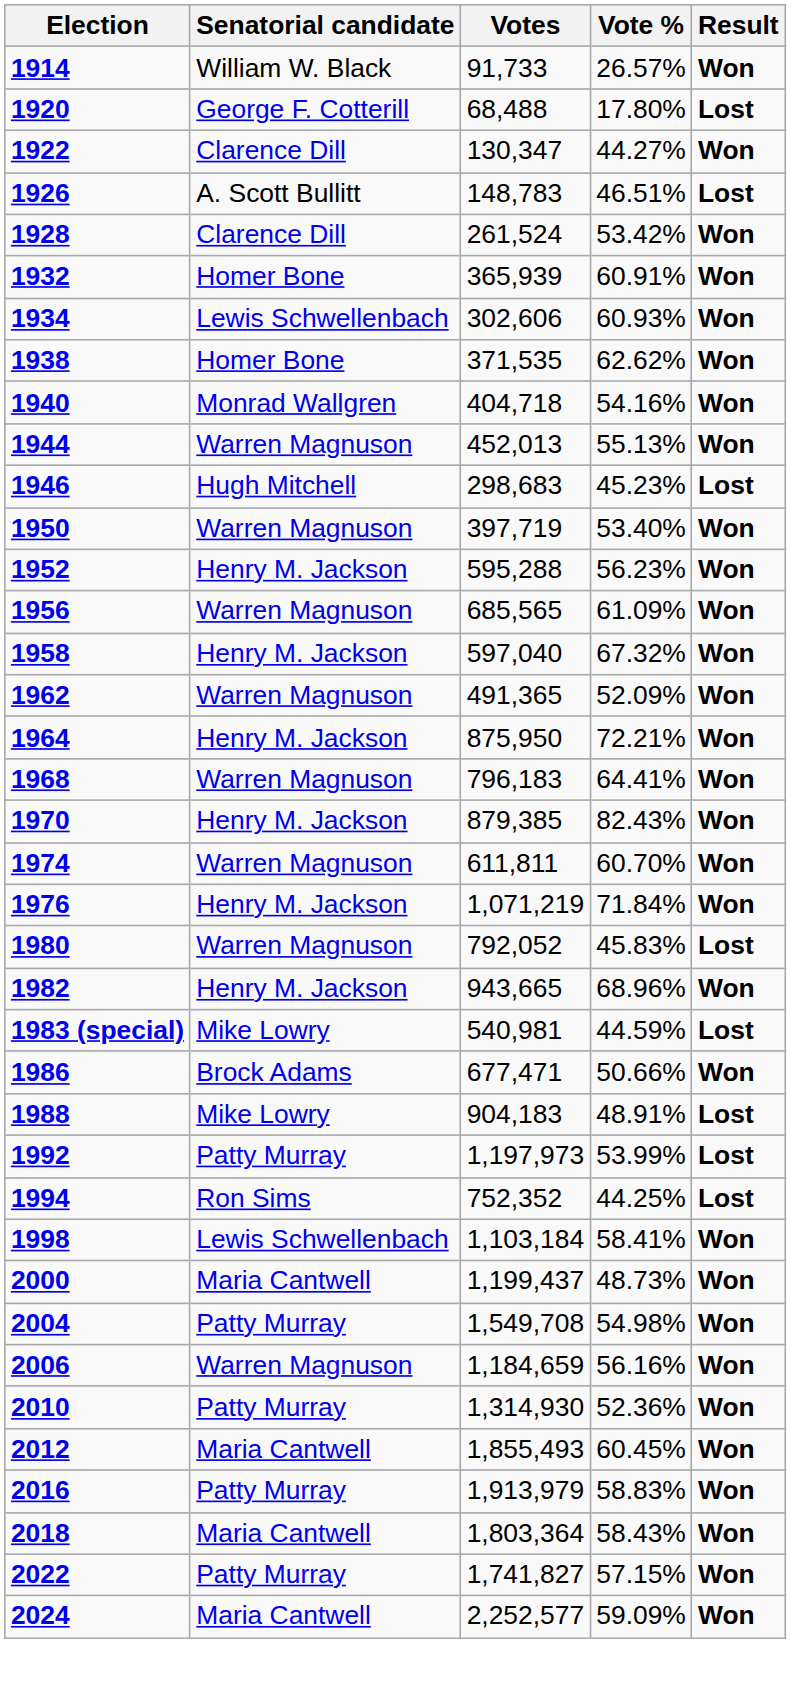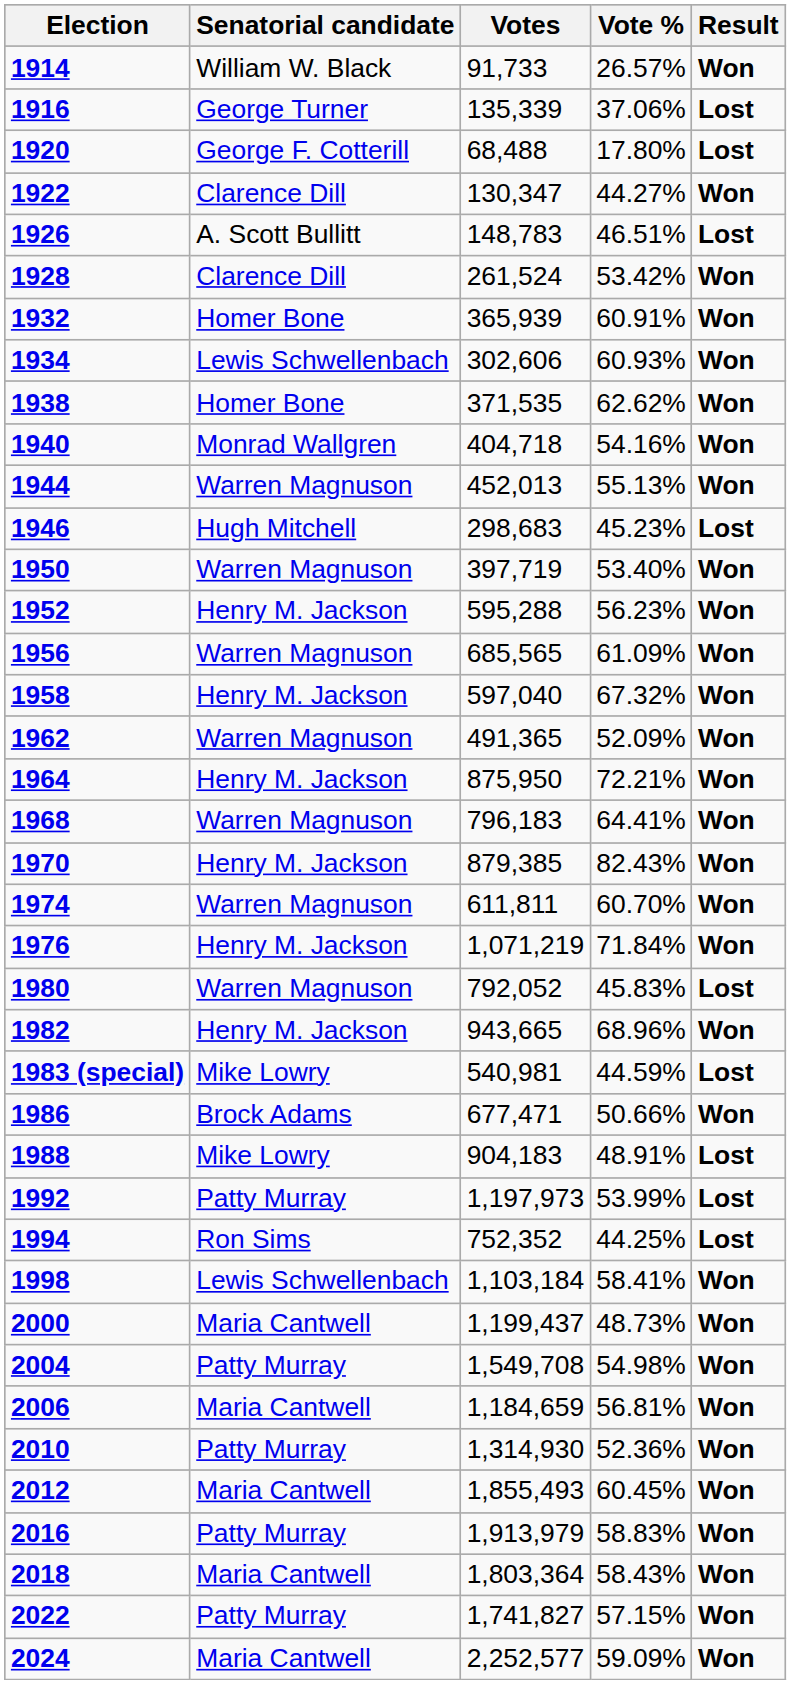+ row: (40, 109)
(304, 1365) Warren Magnuson -> (284, 1407) Maria Cantwell
(641, 1365) 56.16% -> (641, 1407) 56.81%
